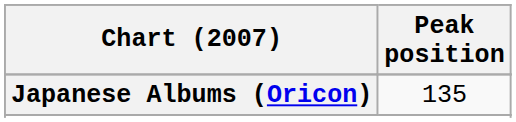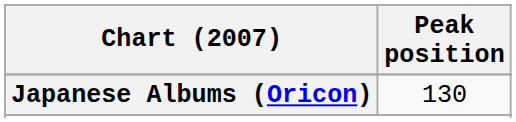(444, 95) 135 -> (444, 95) 130
